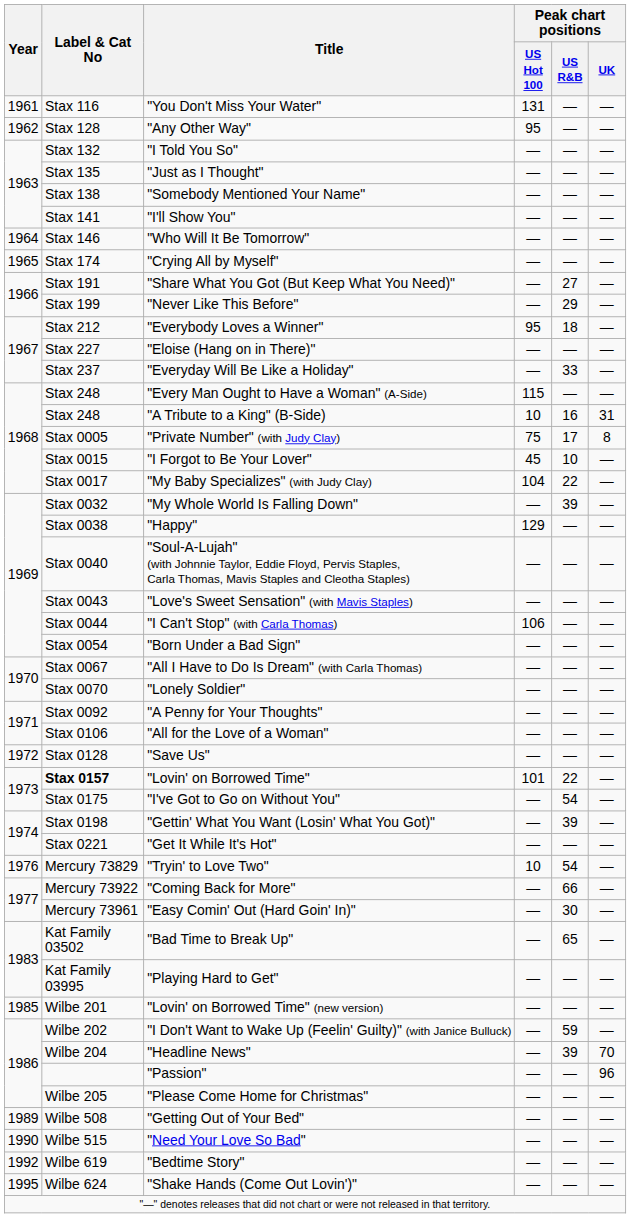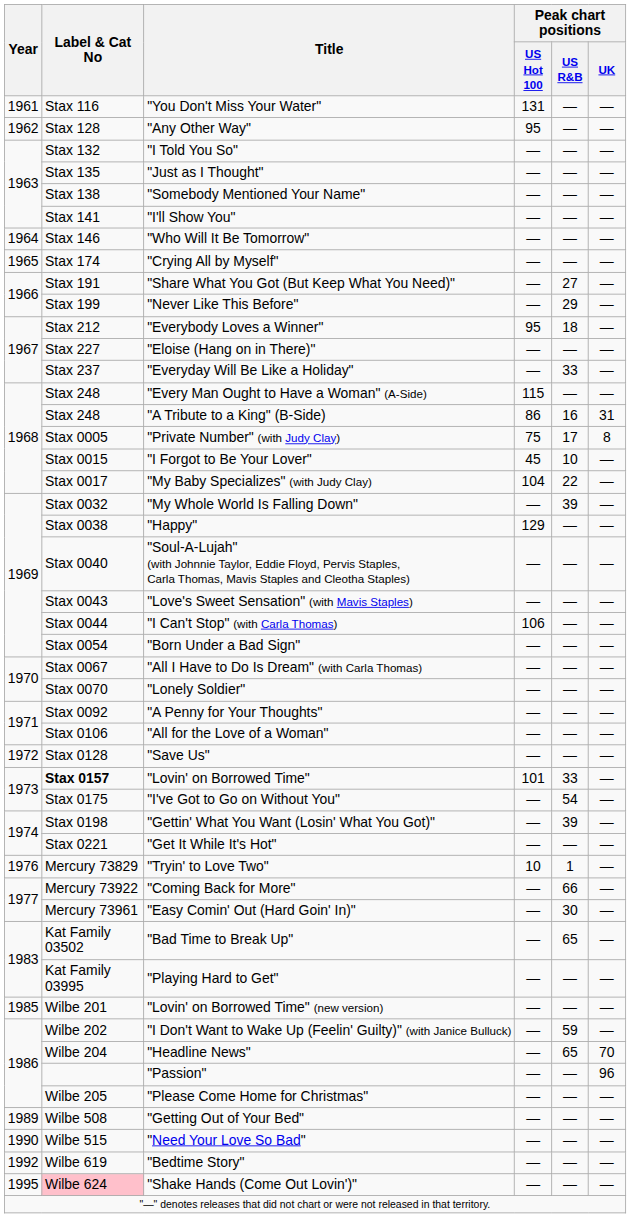(533, 415) 10 -> (533, 415) 86
(570, 778) 22 -> (570, 778) 33
(570, 866) 54 -> (570, 866) 1
(570, 1052) 39 -> (570, 1052) 65
(76, 1184) no background -> (76, 1184) pink background
